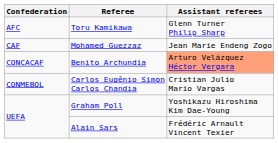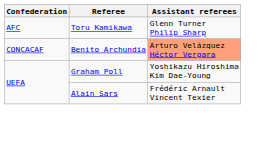- row: (106, 45)
- row: (118, 84)
